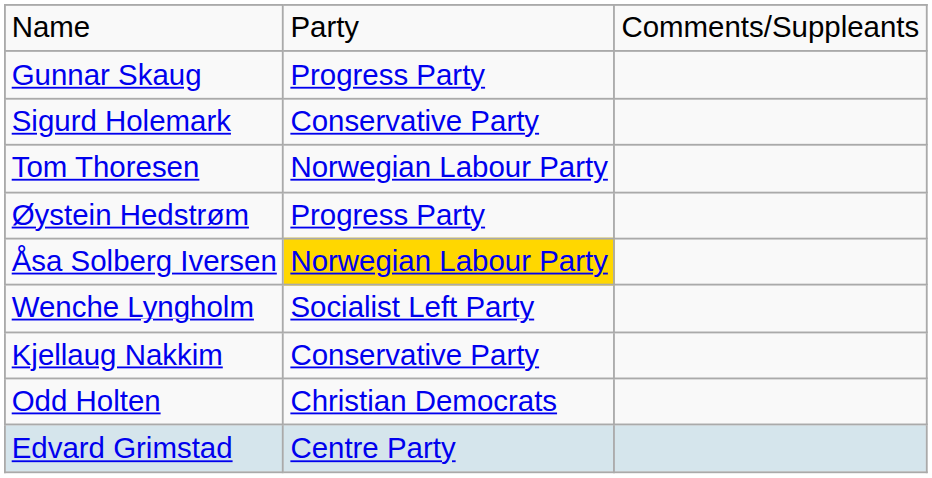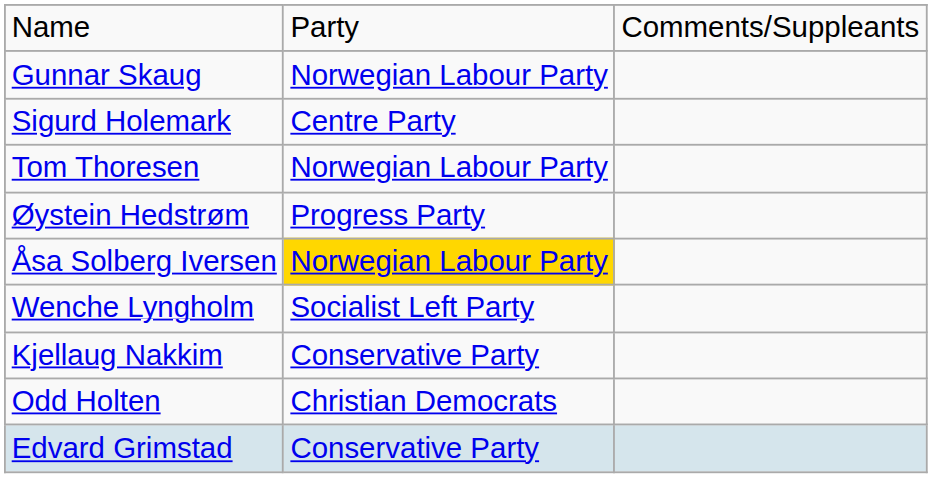(388, 74) Progress Party -> (449, 74) Norwegian Labour Party
(415, 121) Conservative Party -> (373, 121) Centre Party
(373, 448) Centre Party -> (415, 448) Conservative Party
